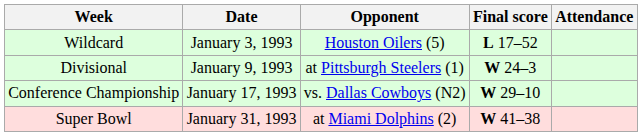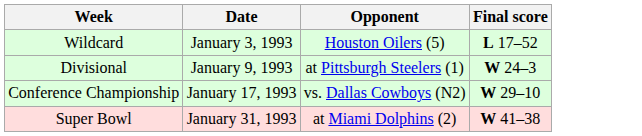- column: (594, 17)
